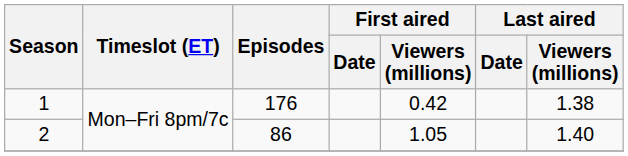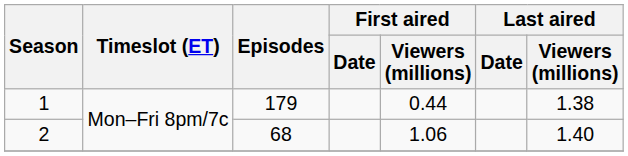(281, 103) 176 -> (281, 103) 179
(428, 103) 0.42 -> (428, 103) 0.44
(281, 134) 86 -> (281, 134) 68
(428, 134) 1.05 -> (428, 134) 1.06
